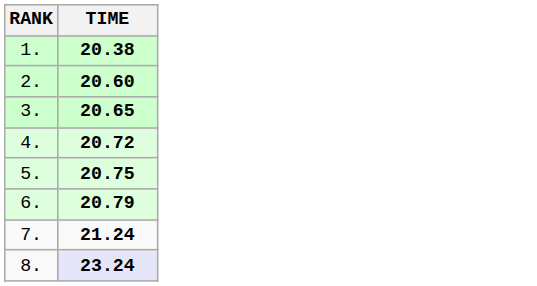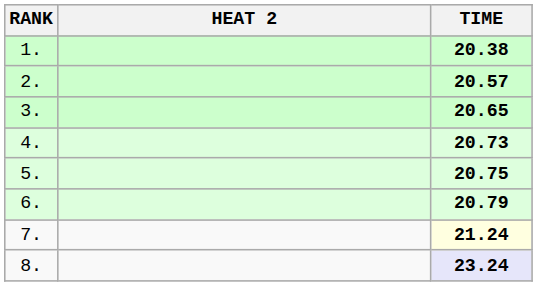+ column: (244, 20)
(107, 81) 20.60 -> (481, 81) 20.57
(107, 142) 20.72 -> (481, 142) 20.73
(107, 234) no background -> (481, 234) lightyellow background
